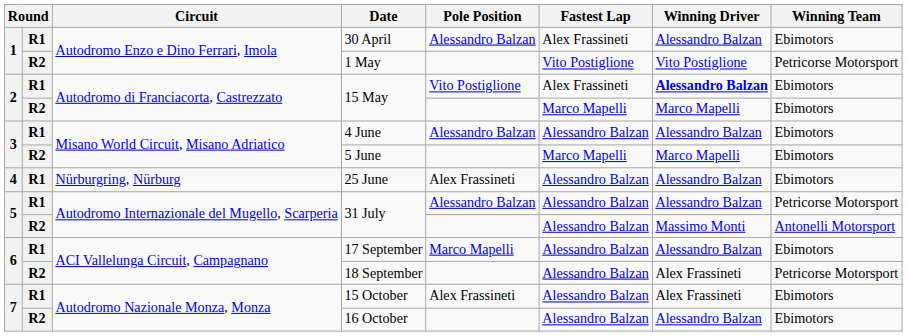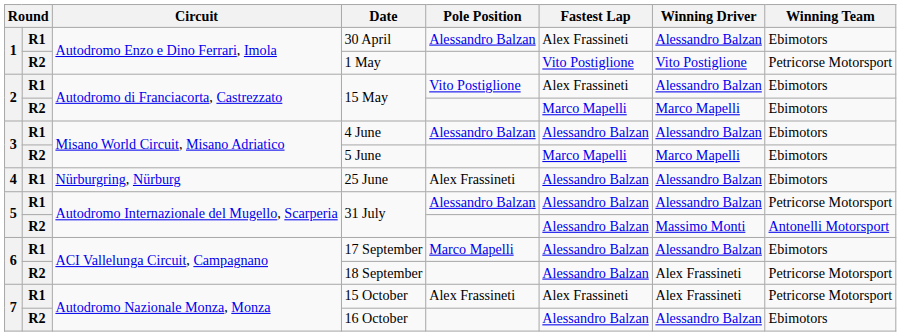(712, 85) bold -> (709, 85) normal
(596, 295) Alessandro Balzan -> (585, 295) Alex Frassineti
(804, 295) Ebimotors -> (830, 295) Petricorse Motorsport
